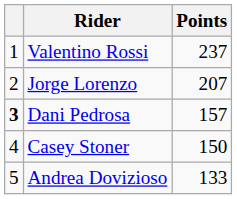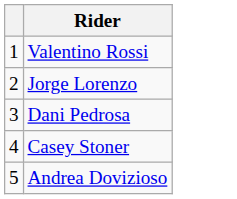- column: (202, 20)
(14, 115) bold -> (14, 115) normal
